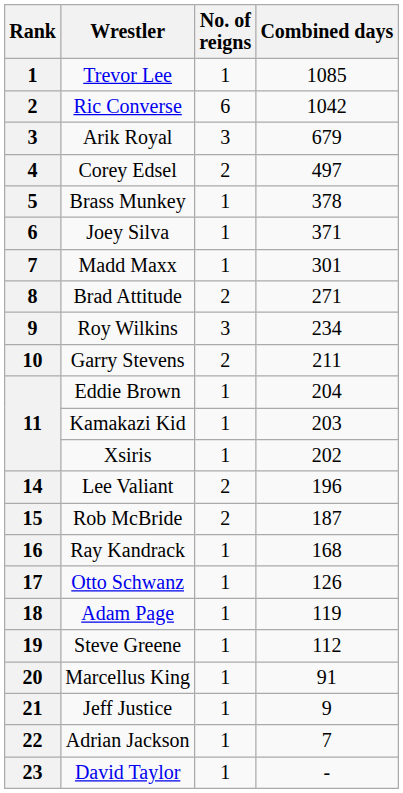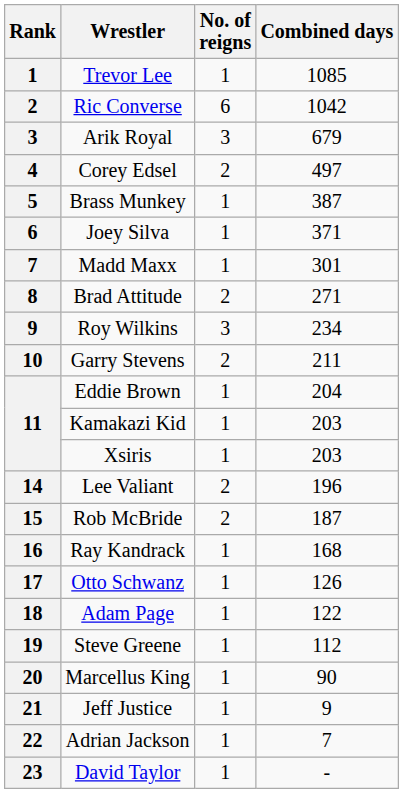(327, 201) 378 -> (327, 201) 387
(327, 455) 202 -> (327, 455) 203
(327, 613) 119 -> (327, 613) 122
(327, 677) 91 -> (327, 677) 90
